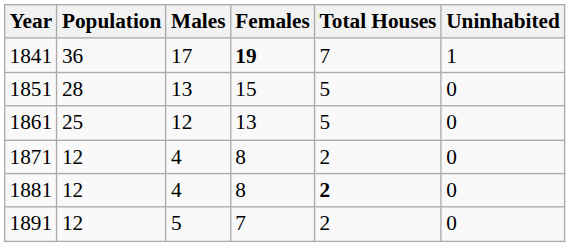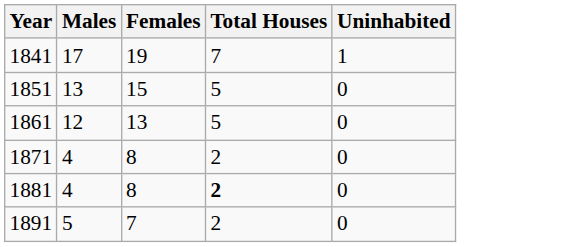- column: (112, 21)
(246, 55) bold -> (137, 55) normal
